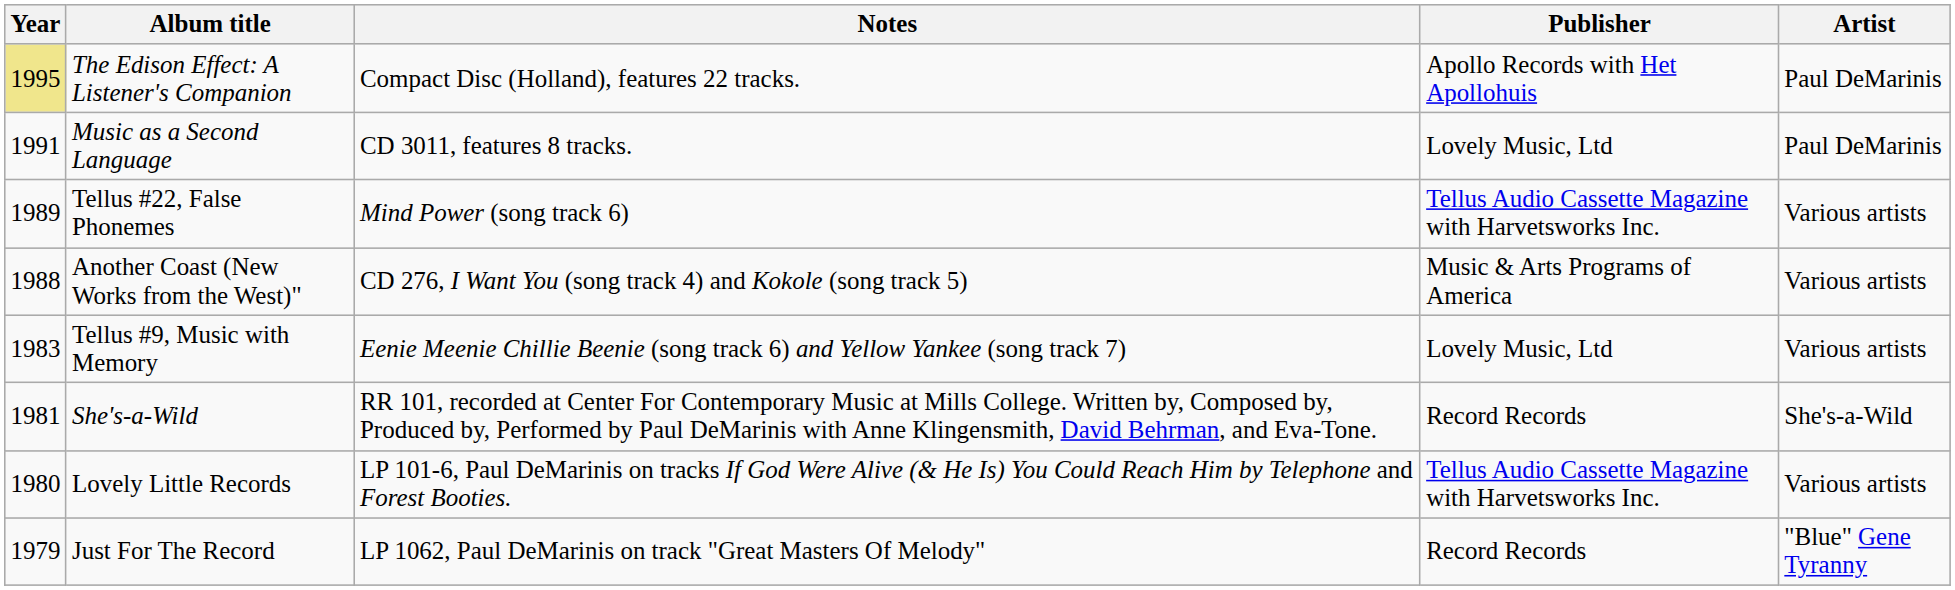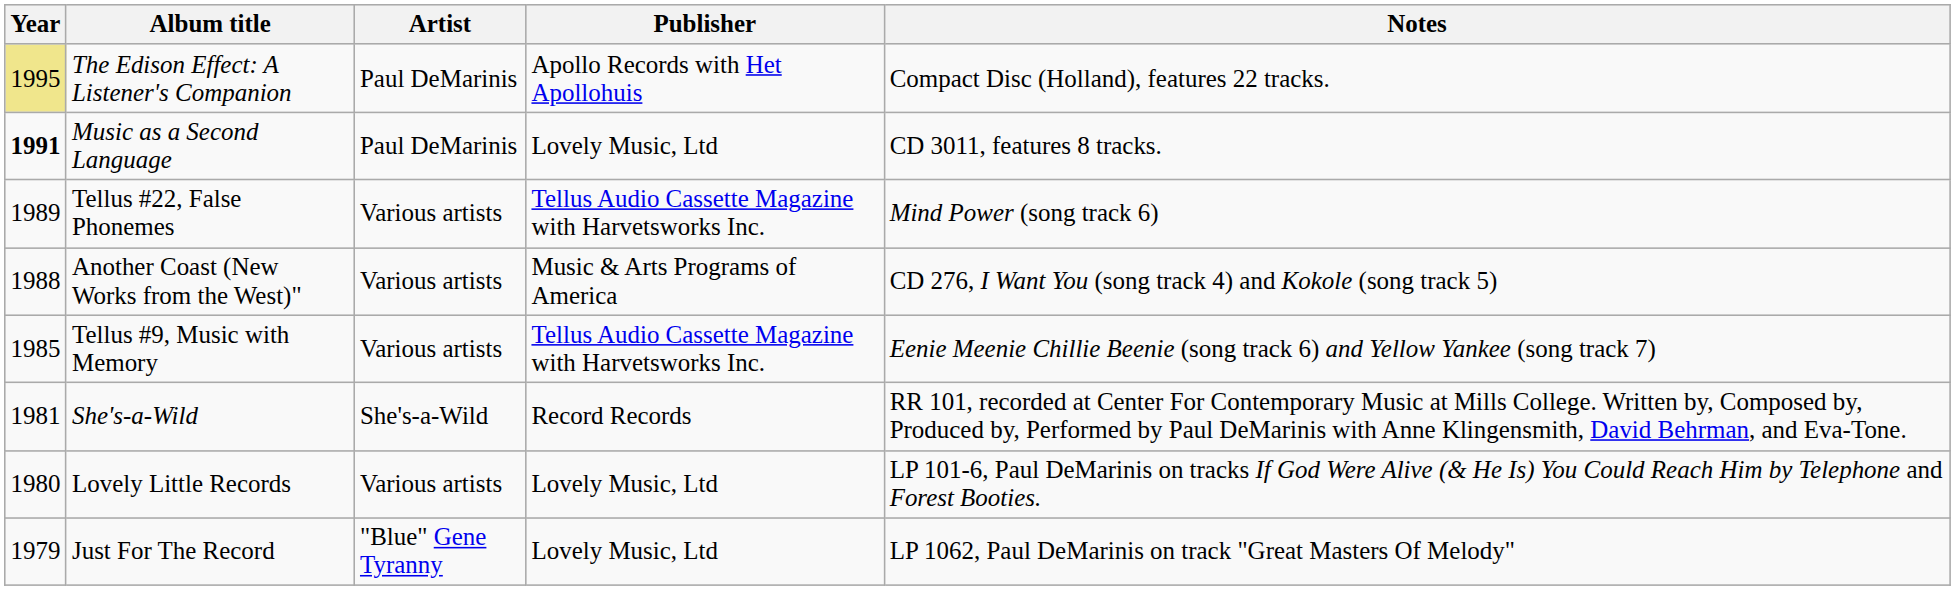columns swapped: (1864, 24) <-> (887, 24)
(35, 145) normal -> (35, 145) bold
(35, 348) 1983 -> (35, 348) 1985
(1519, 348) Lovely Music, Ltd -> (692, 348) Tellus Audio Cassette Magazine with Harvetsworks Inc.
(1587, 483) Tellus Audio Cassette Magazine with Harvetsworks Inc. -> (625, 483) Lovely Music, Ltd
(1506, 551) Record Records -> (625, 551) Lovely Music, Ltd
